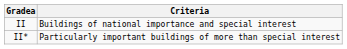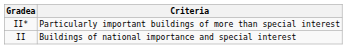rows swapped: (21, 37) <-> (21, 24)
